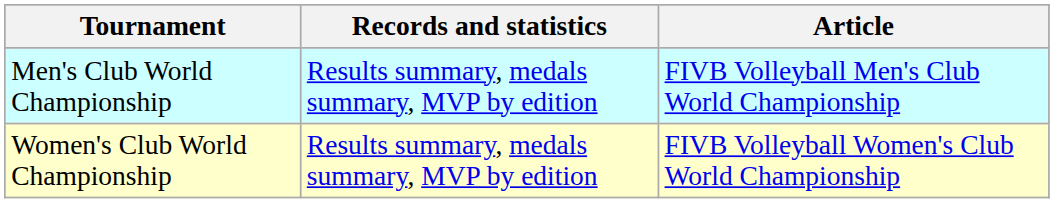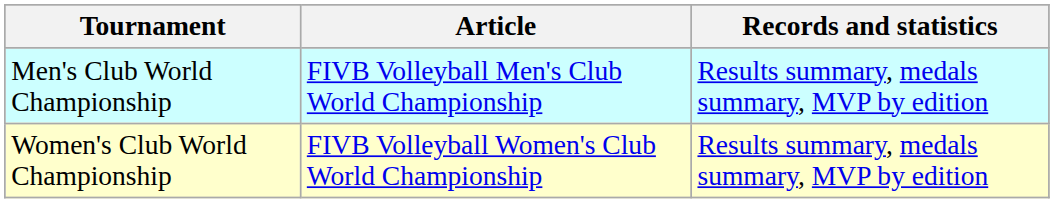columns swapped: (854, 26) <-> (479, 26)
